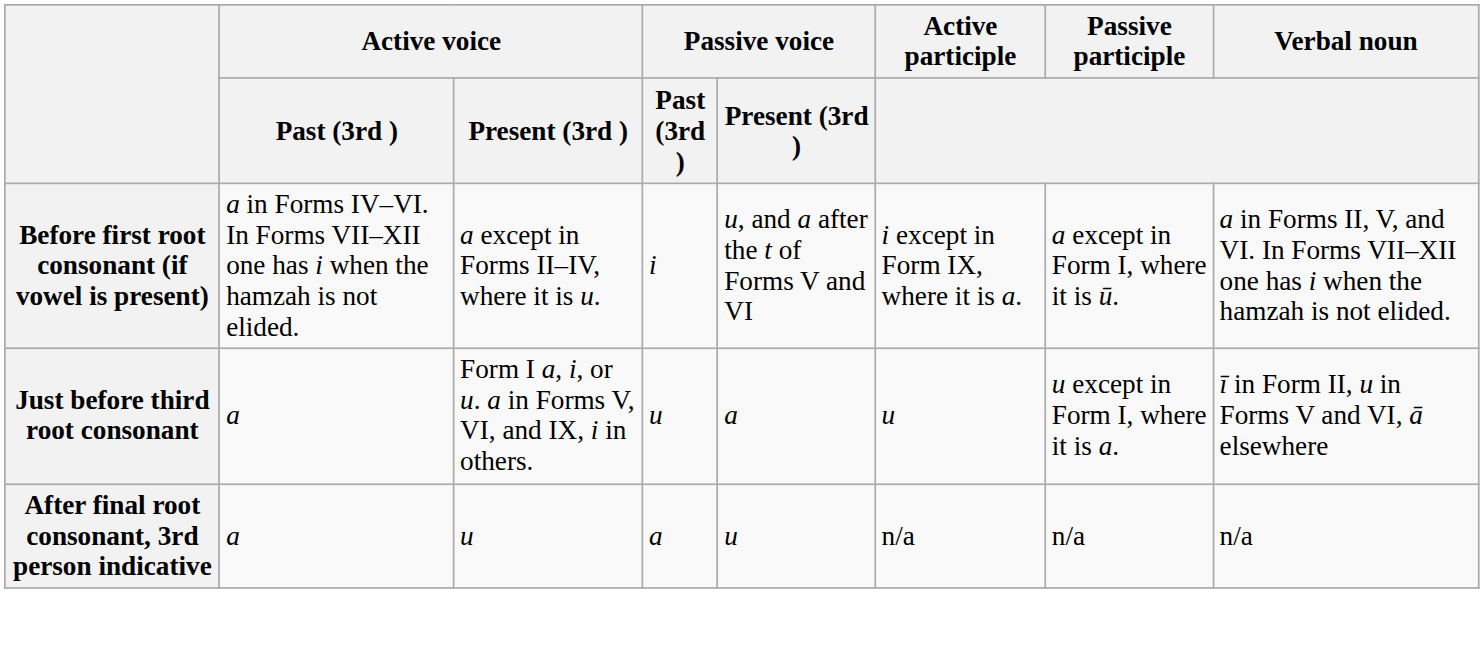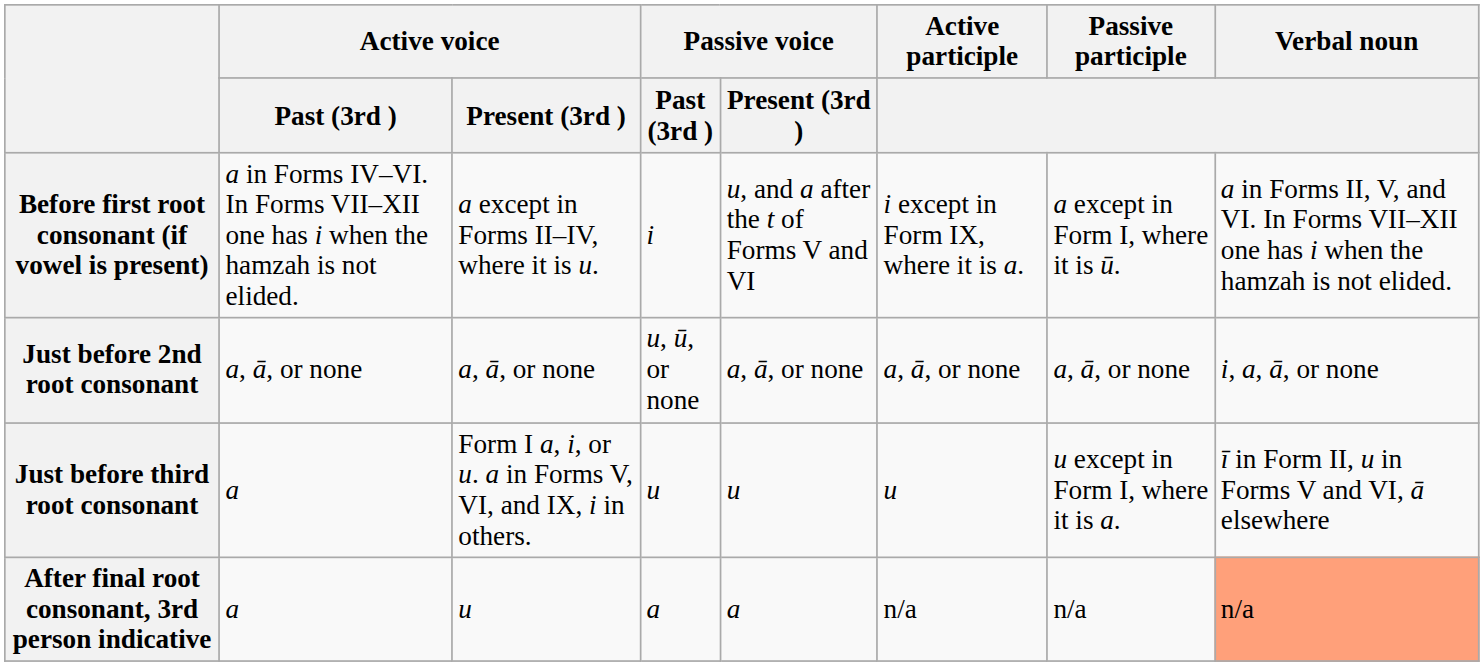+ row: (112, 369)
(731, 415) a -> (734, 489) u
(731, 535) u -> (734, 608) a
(1236, 535) no background -> (1237, 608) lightsalmon background
